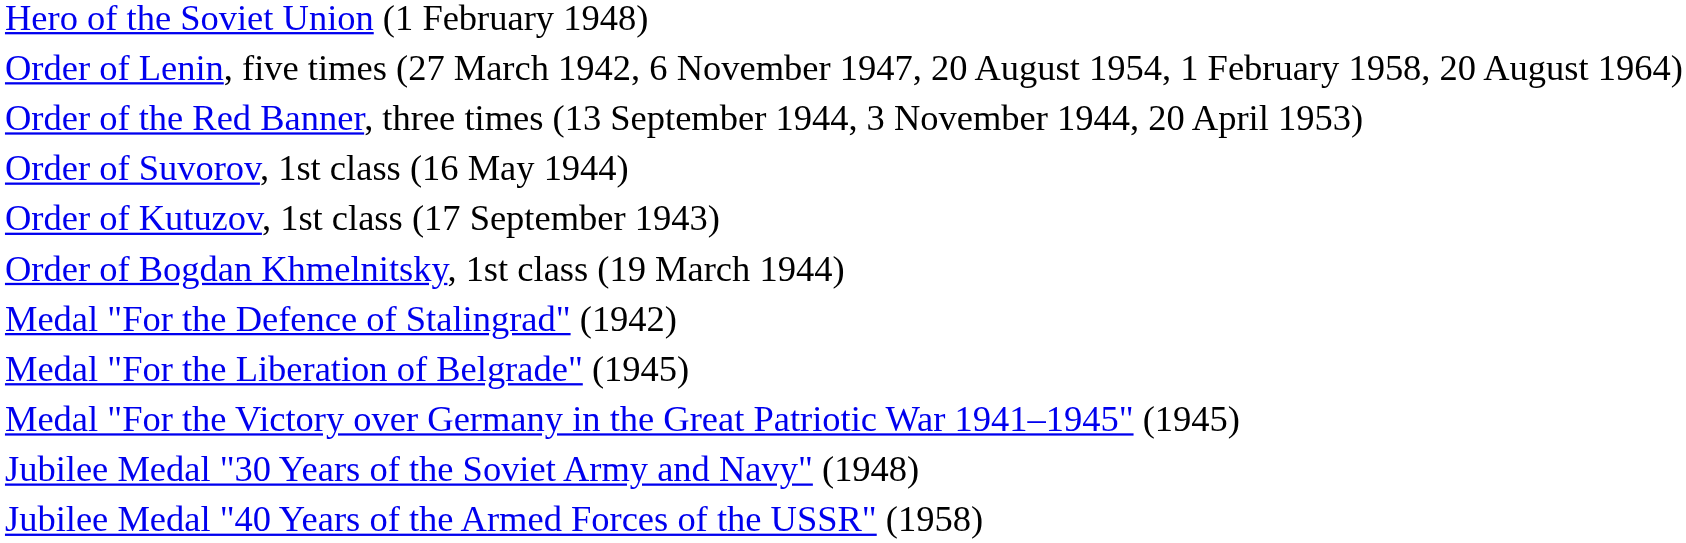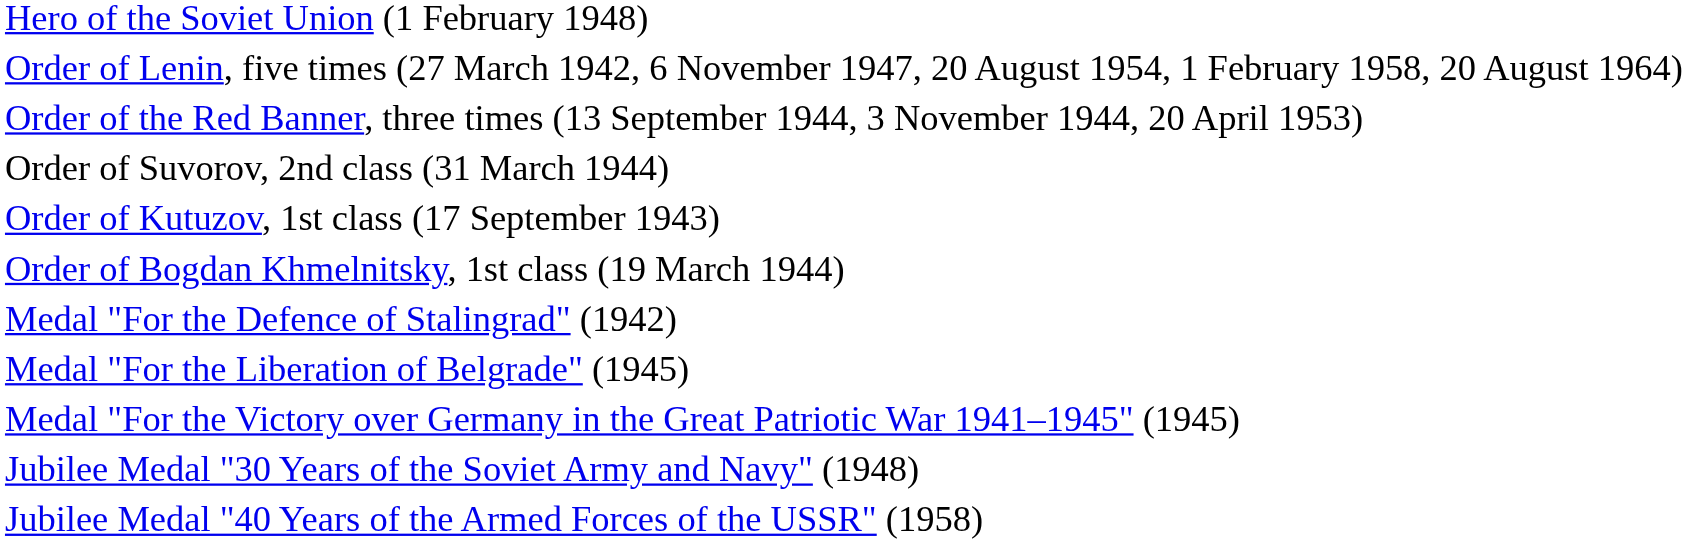- row: (317, 168)
+ row: (337, 168)
